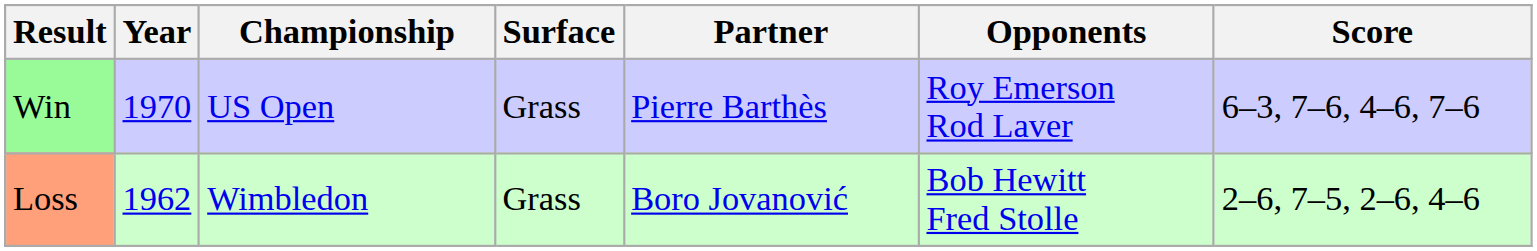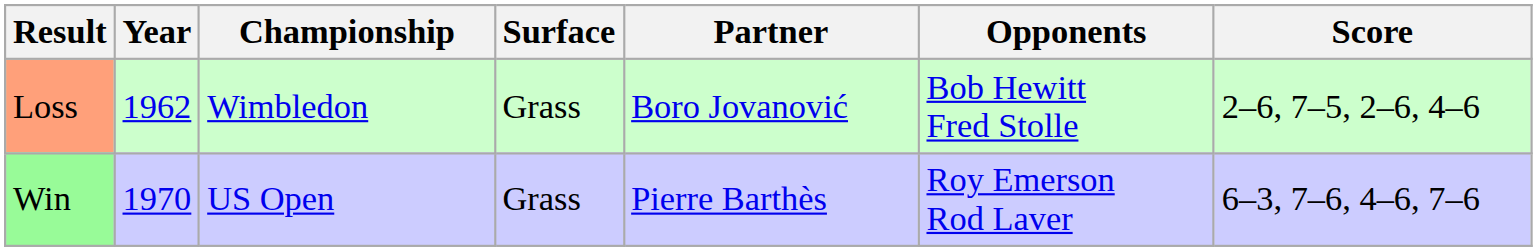rows swapped: (46, 198) <-> (42, 105)
